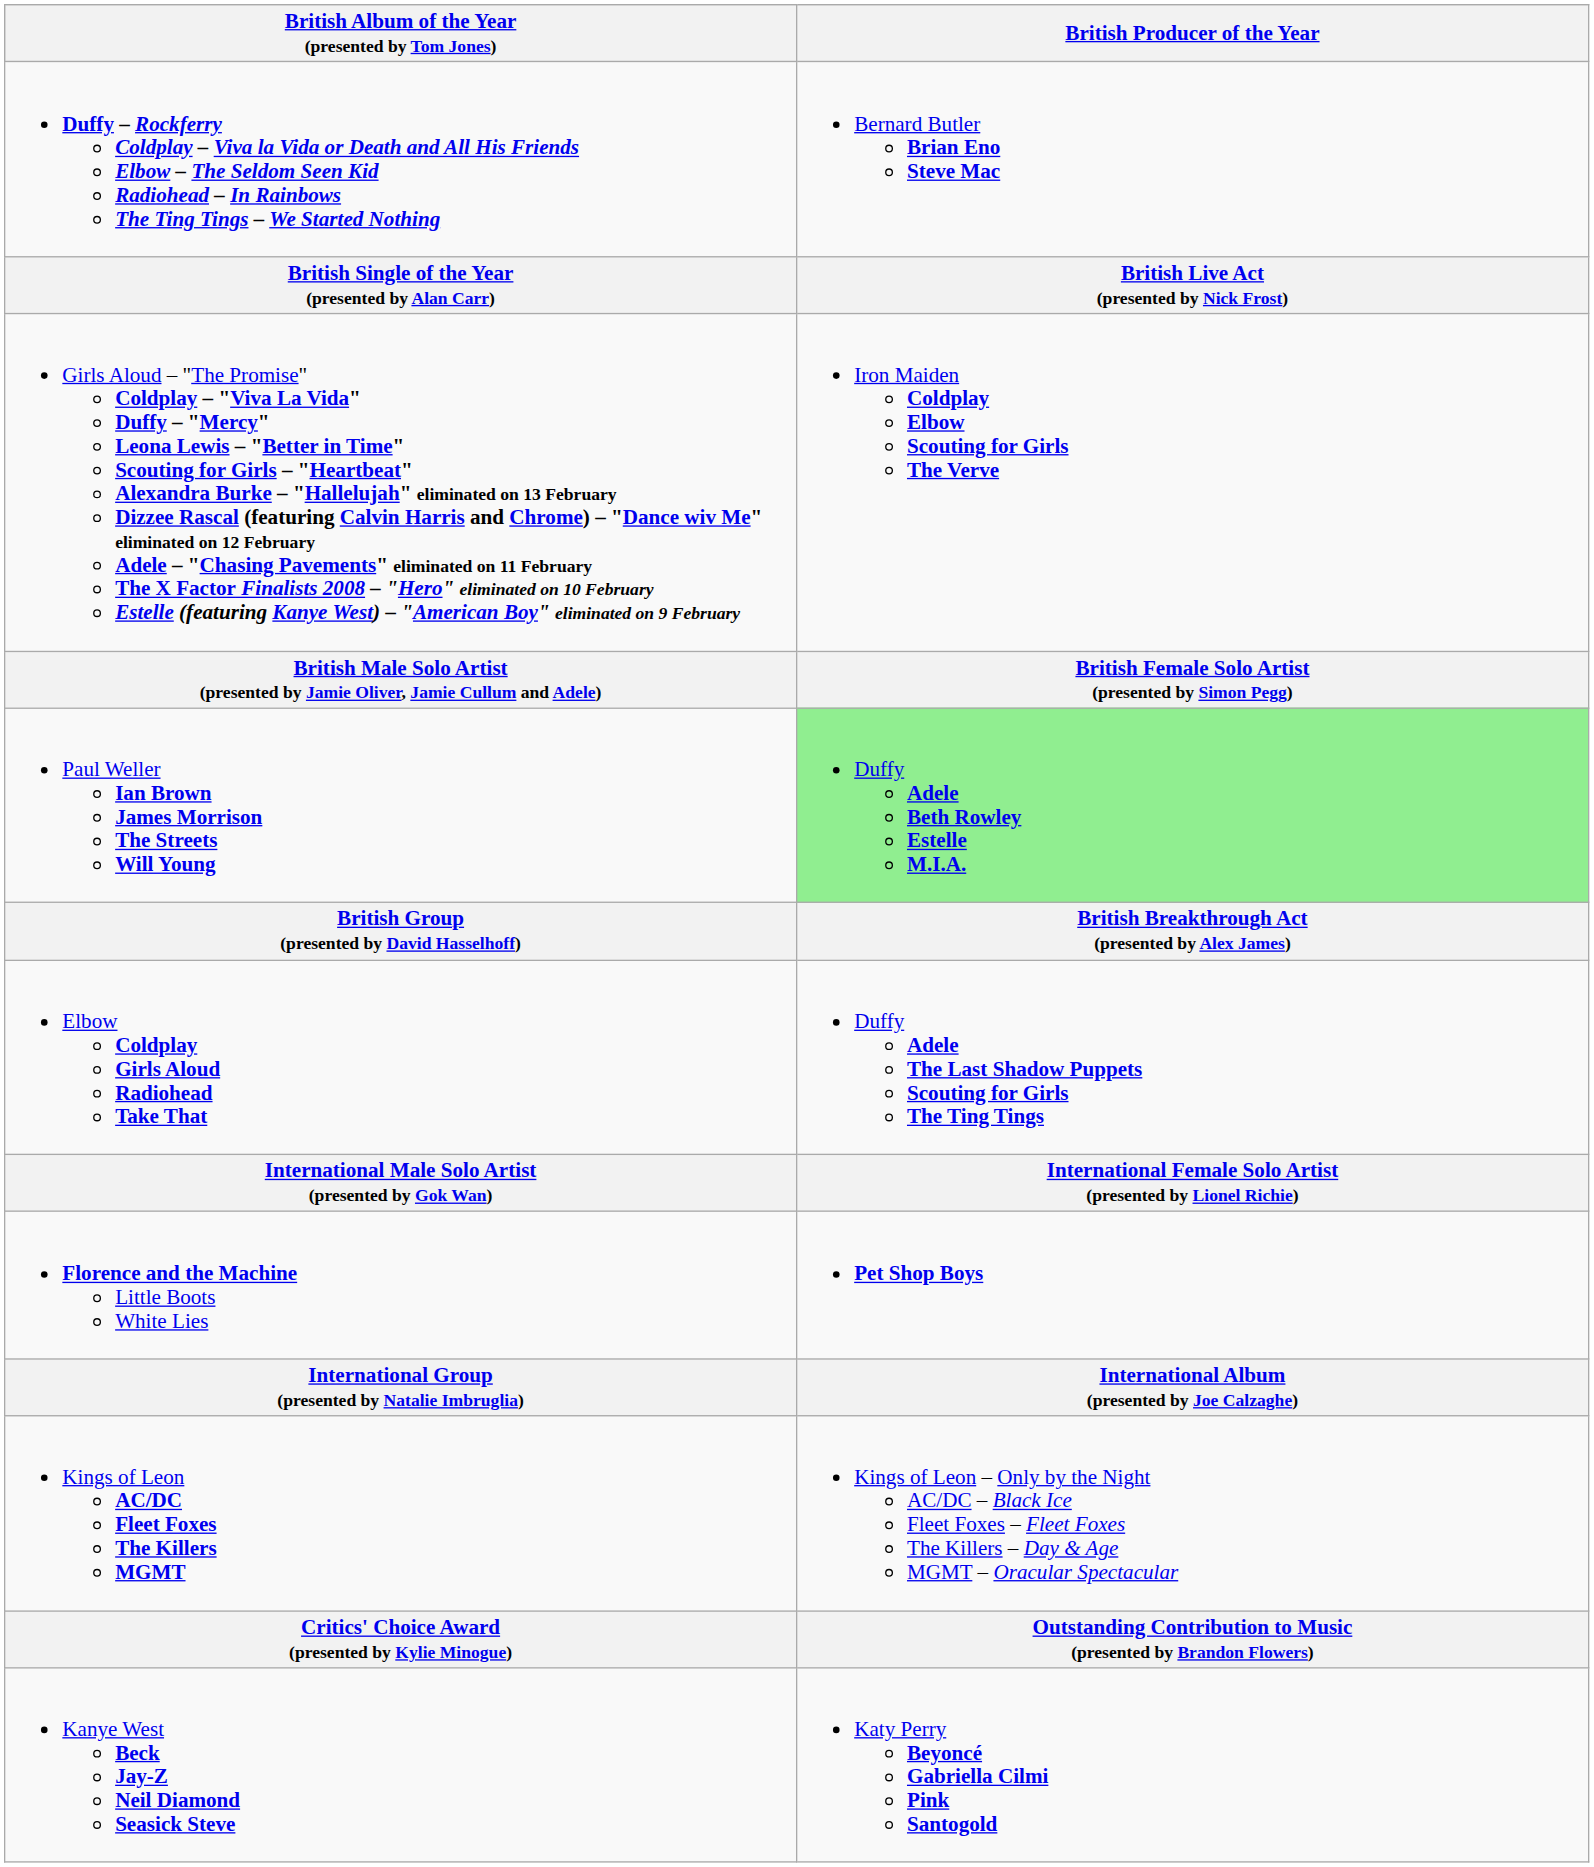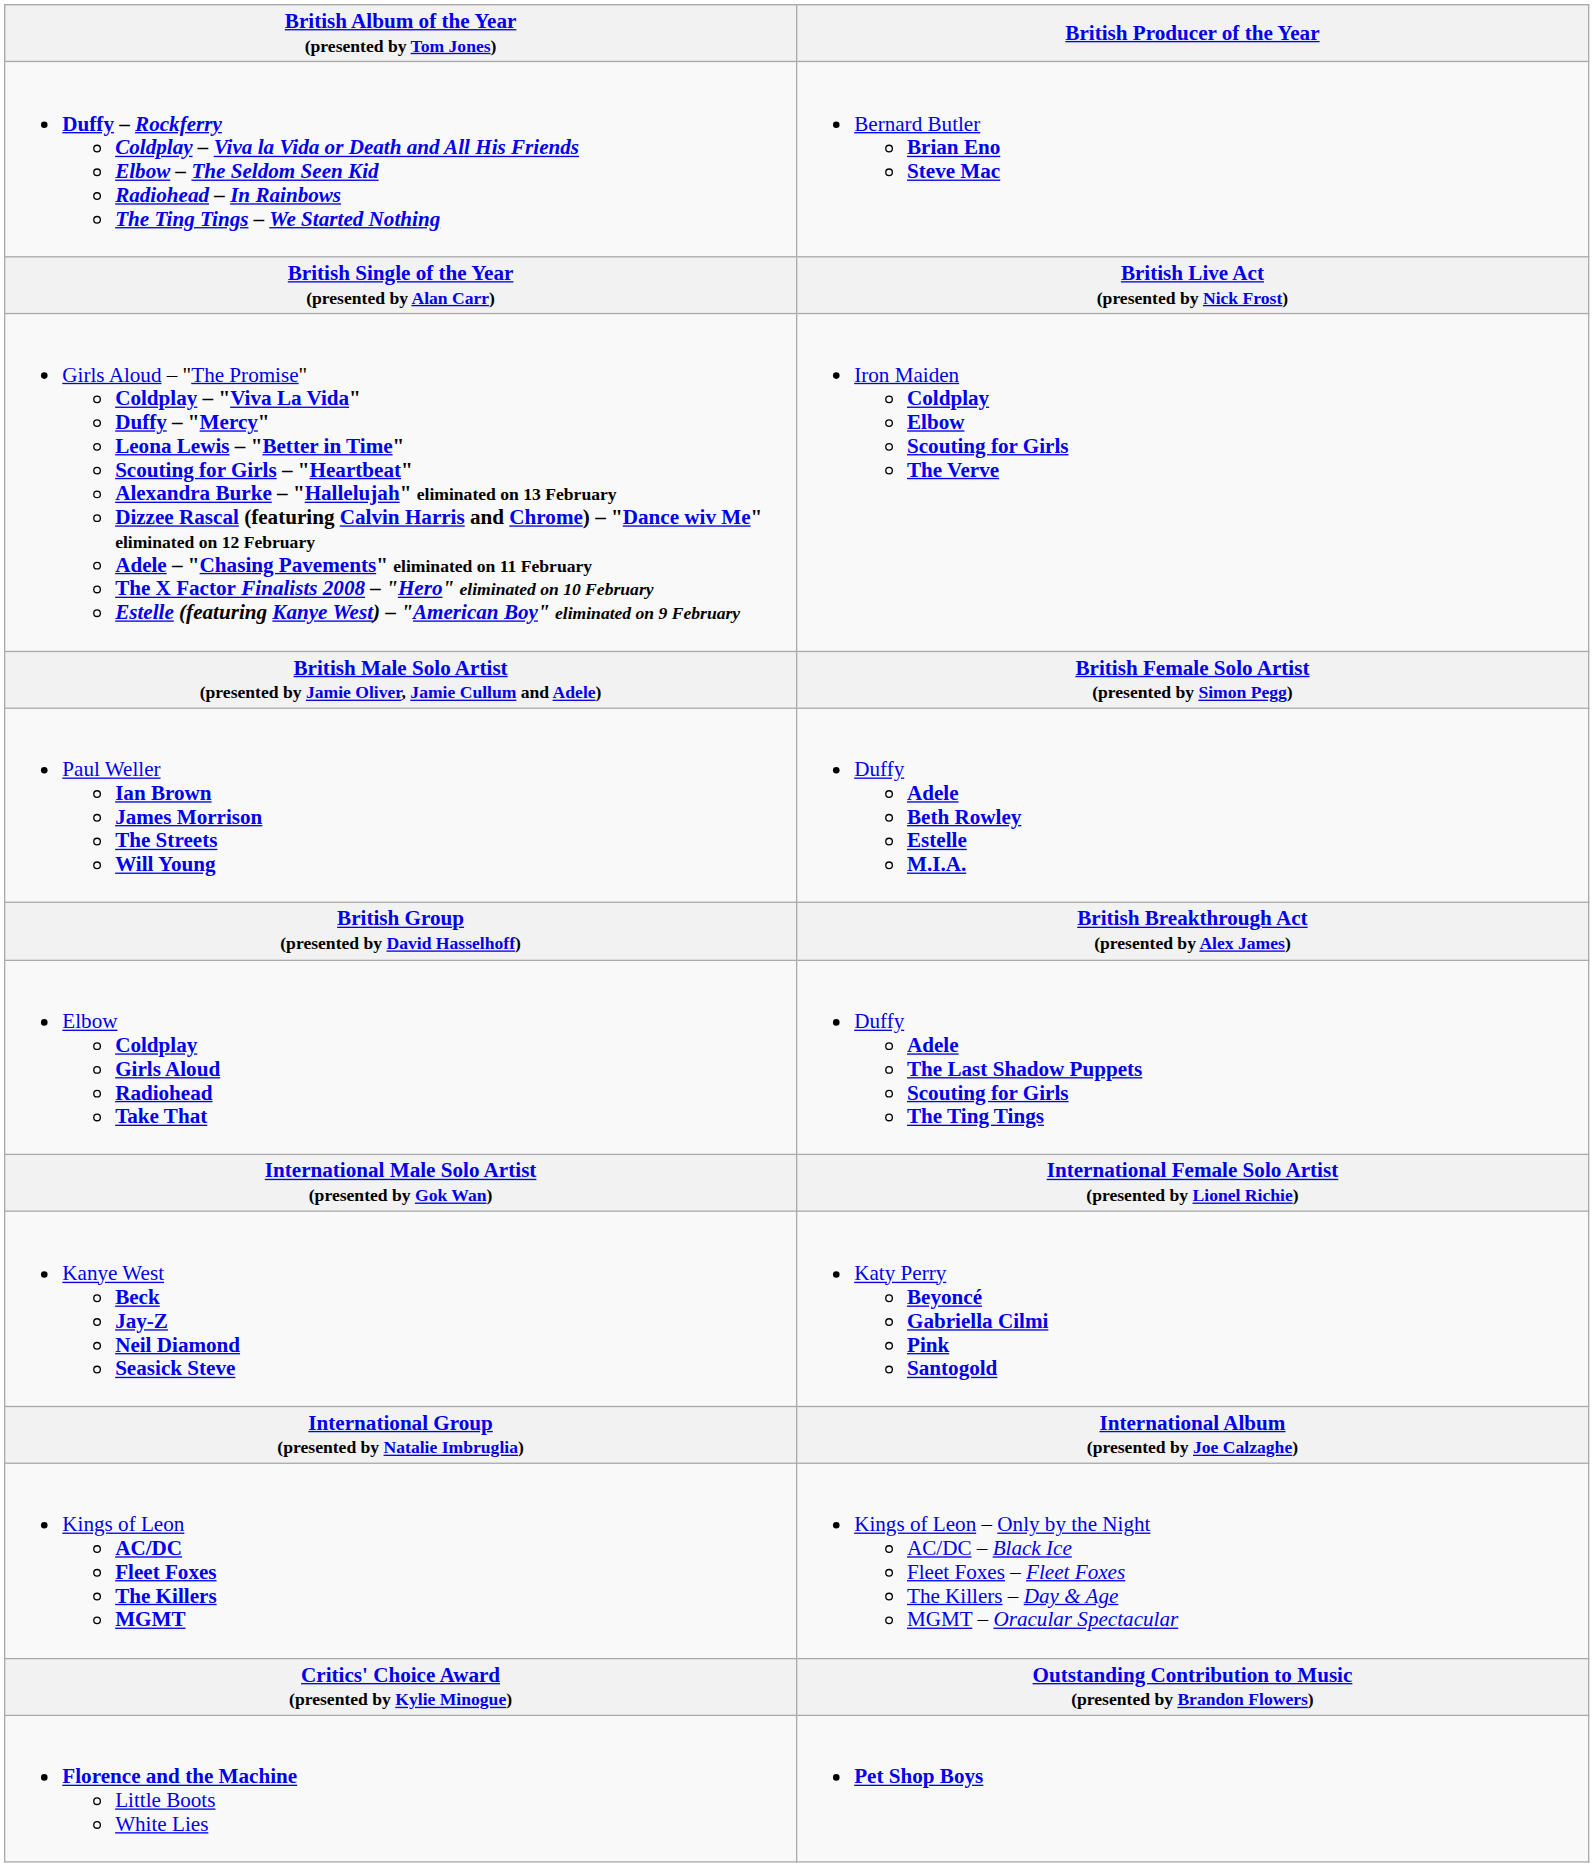(1192, 817) lightgreen background -> (1192, 817) no background
rows swapped: (401, 1777) <-> (401, 1297)
